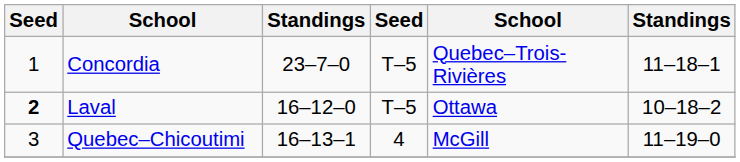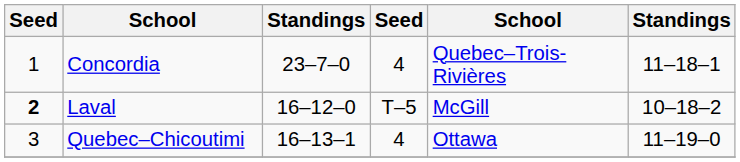(399, 64) T–5 -> (399, 64) 4
(465, 107) Ottawa -> (461, 107) McGill
(461, 140) McGill -> (465, 140) Ottawa
